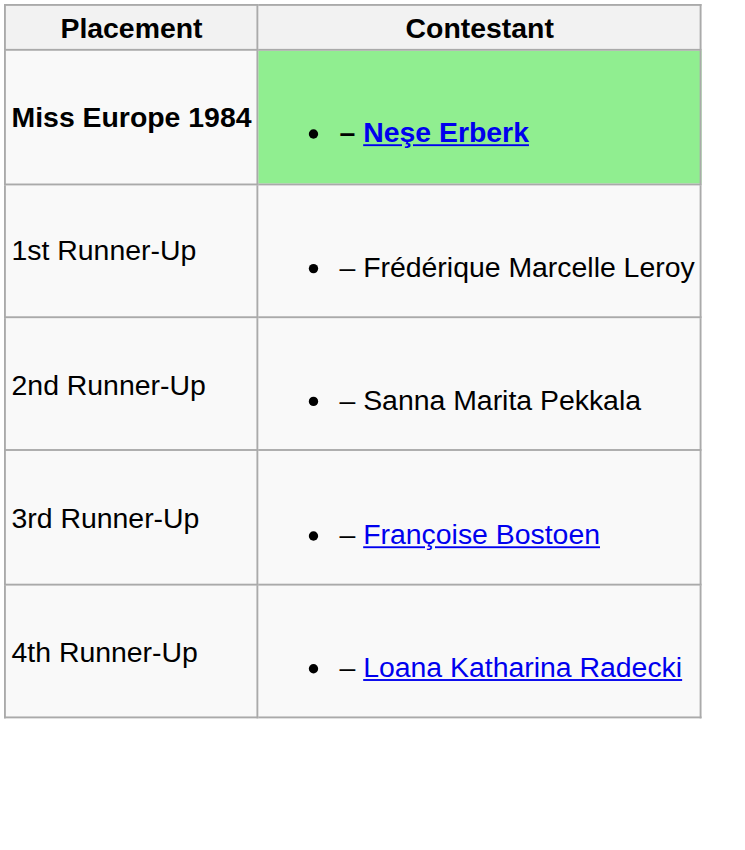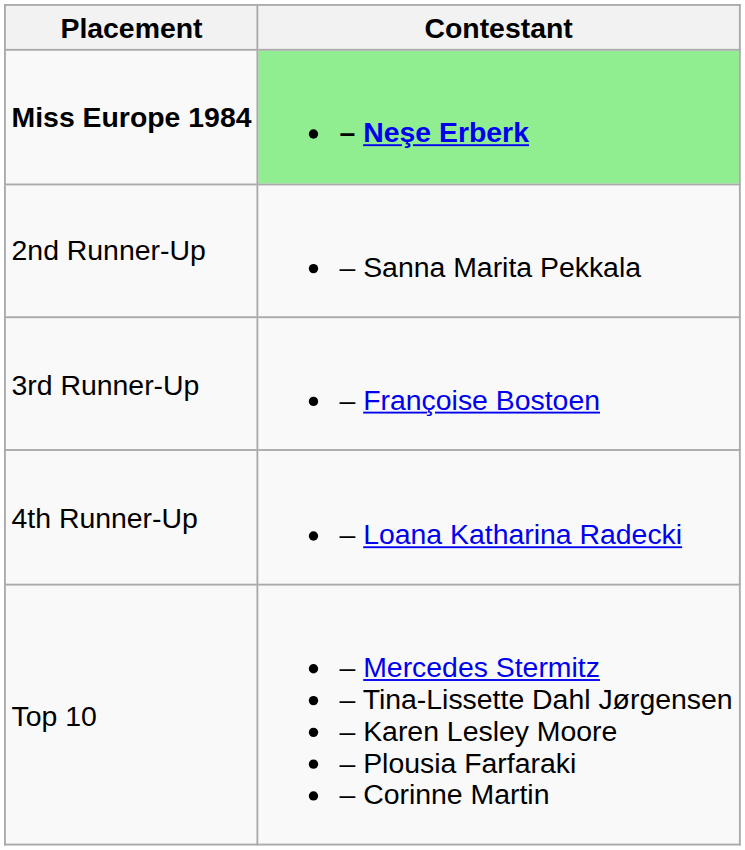- row: (104, 251)
+ row: (54, 715)
